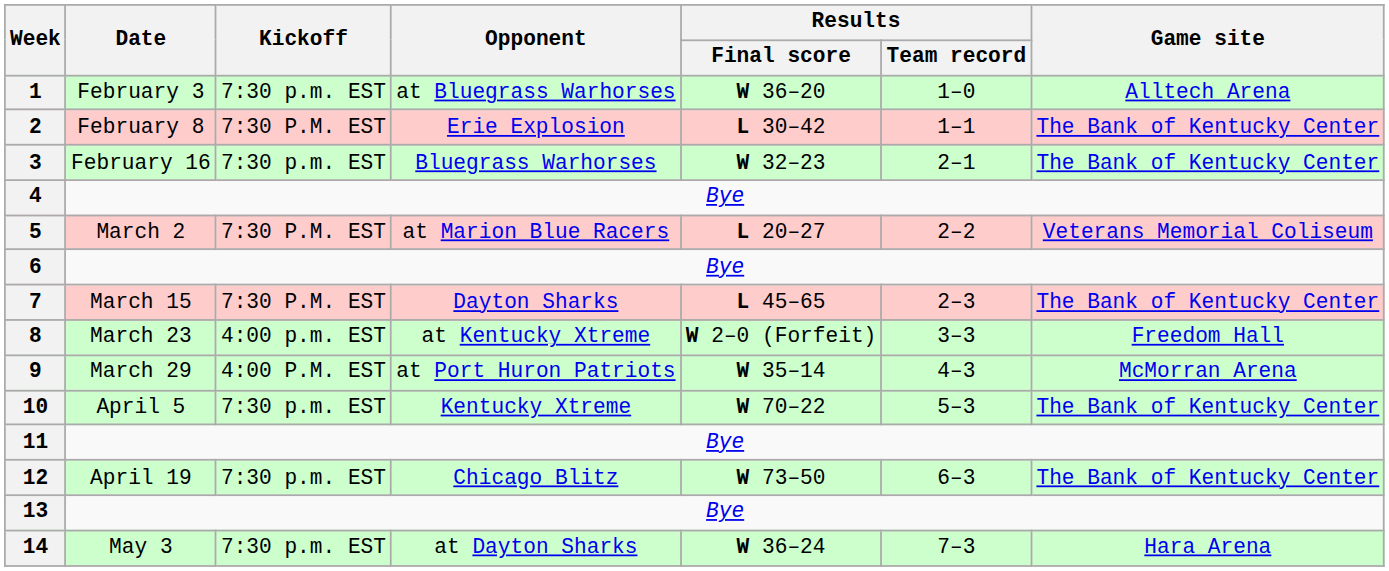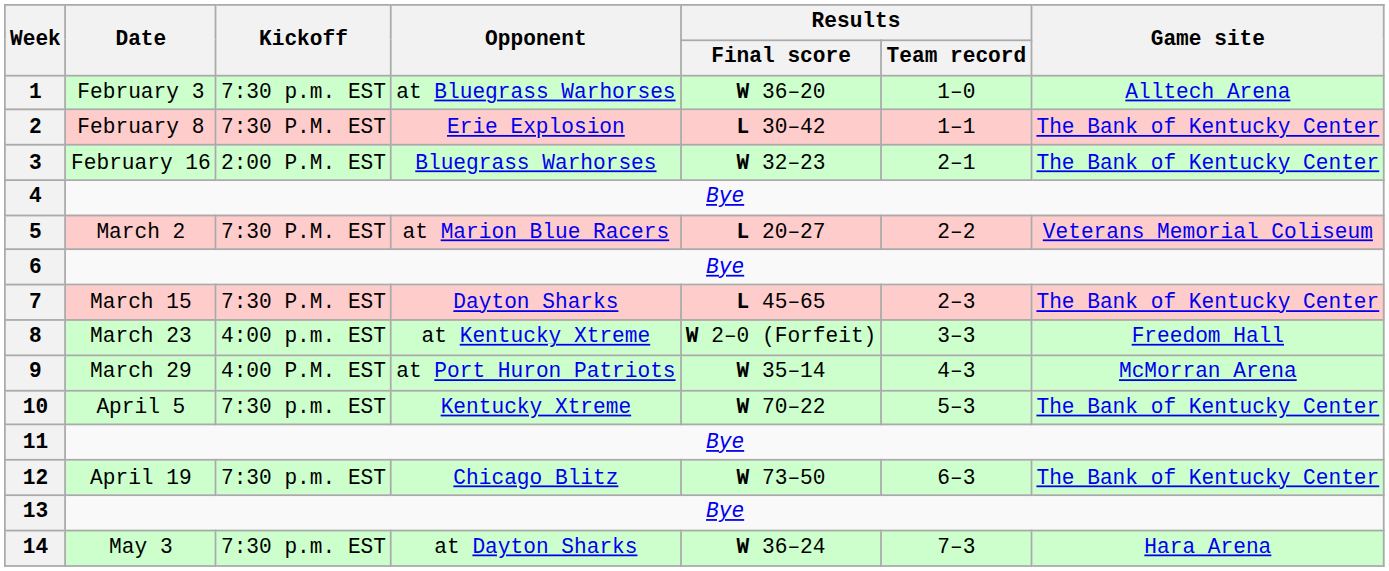(303, 162) 7:30 p.m. EST -> (303, 162) 2:00 P.M. EST
